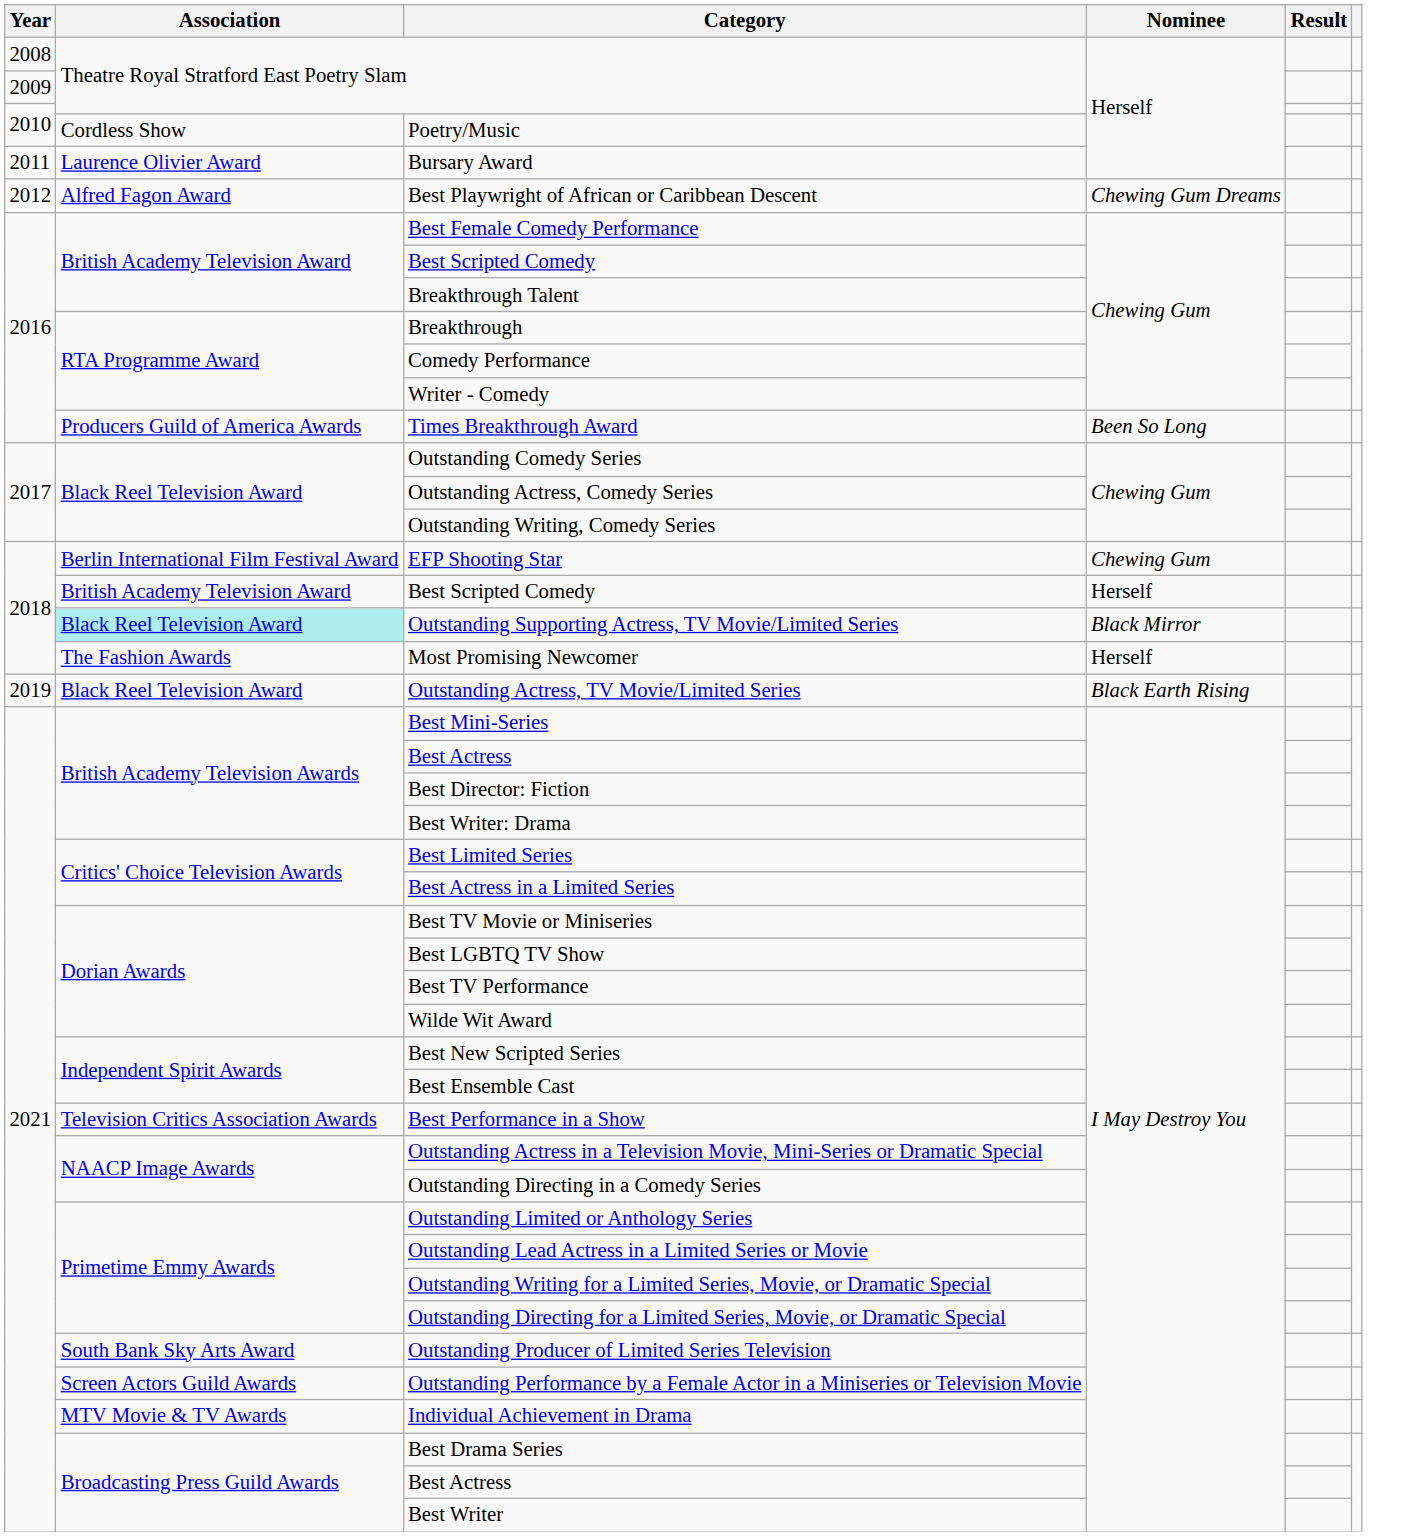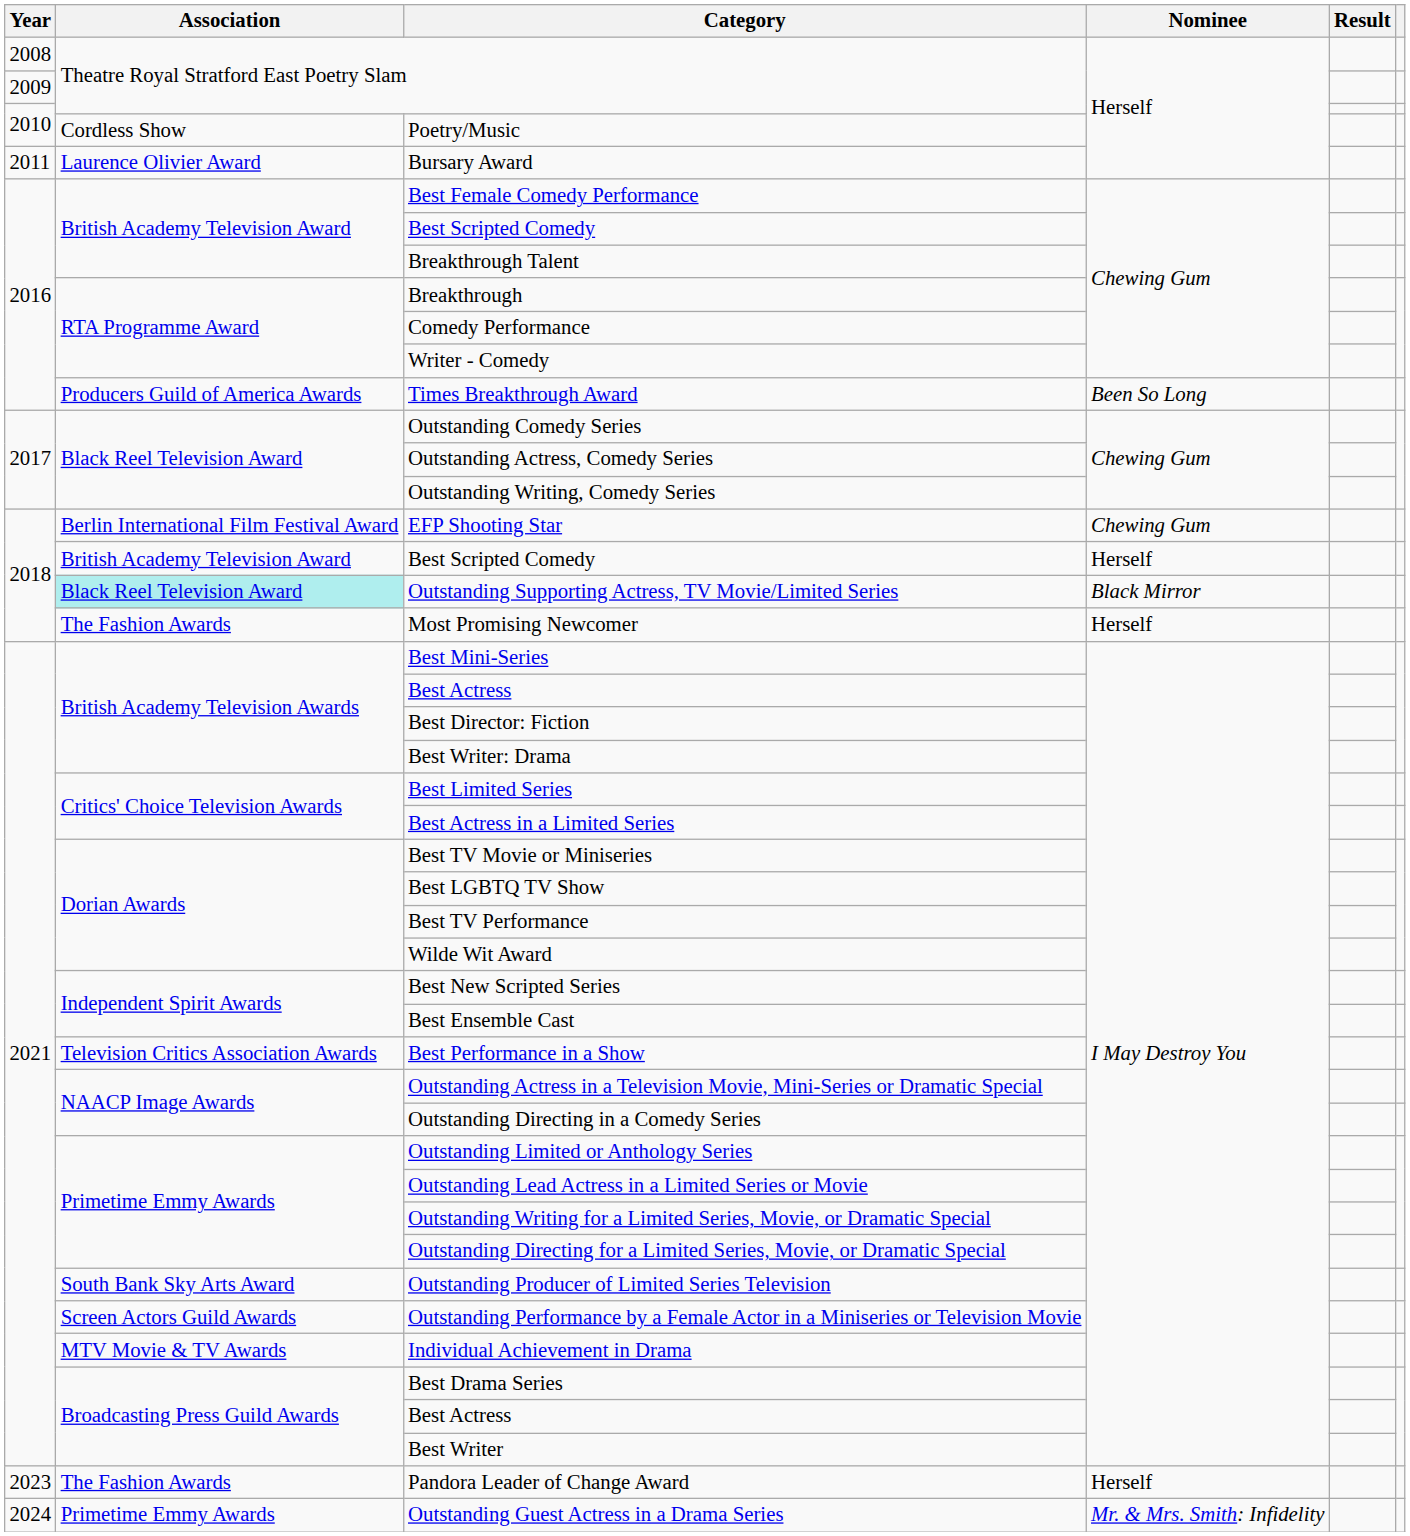- row: (30, 195)
- row: (30, 690)
+ row: (30, 1482)
+ row: (30, 1515)
